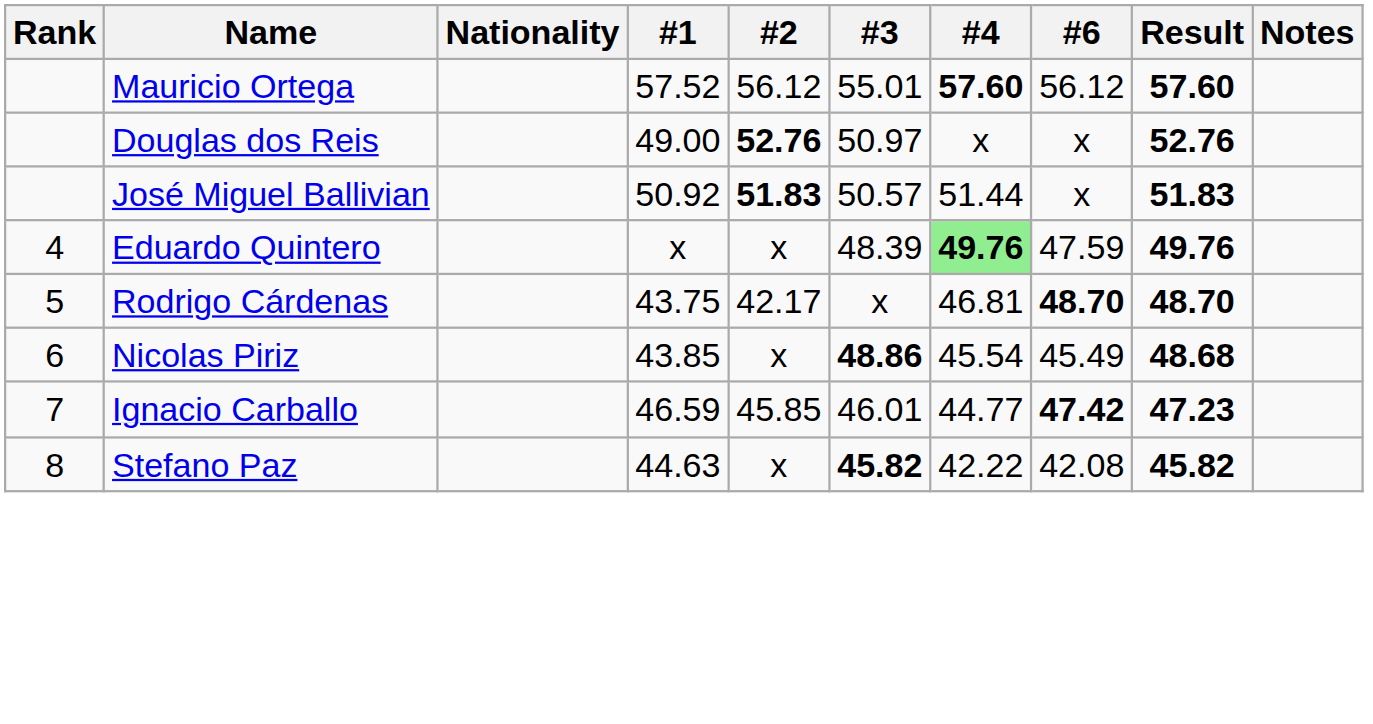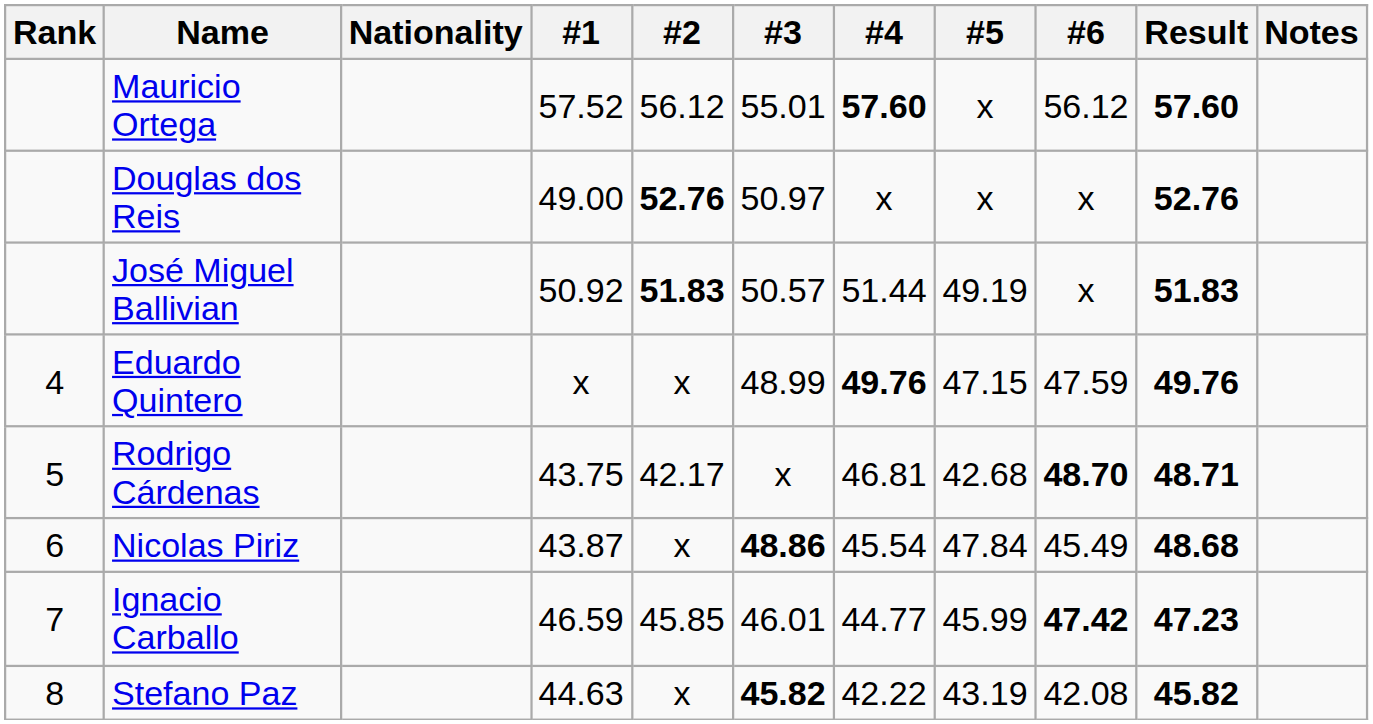+ column: (985, 32)
(880, 248) 48.39 -> (783, 381) 48.99
(981, 248) lightgreen background -> (884, 381) no background
(1192, 302) 48.70 -> (1196, 473) 48.71
(678, 356) 43.85 -> (581, 546) 43.87
